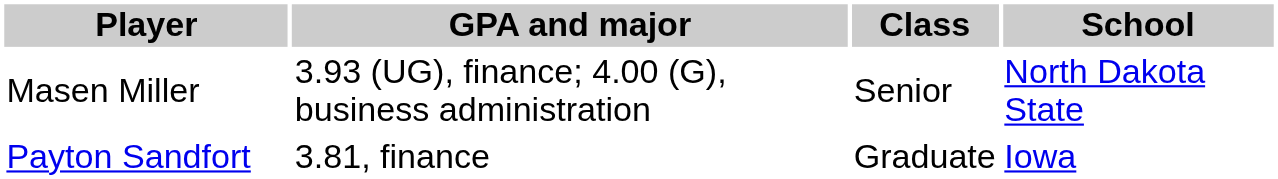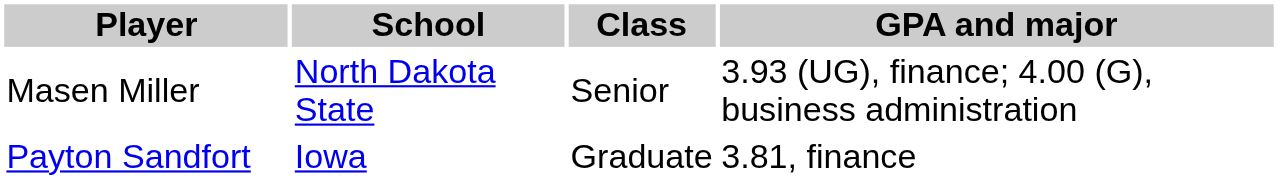columns swapped: (1138, 24) <-> (570, 24)
